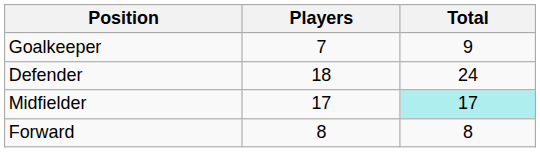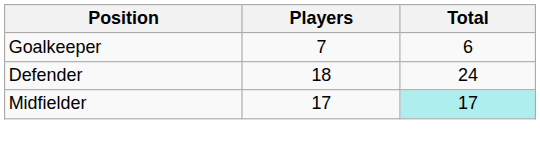(468, 47) 9 -> (468, 47) 6
- row: (42, 132)
